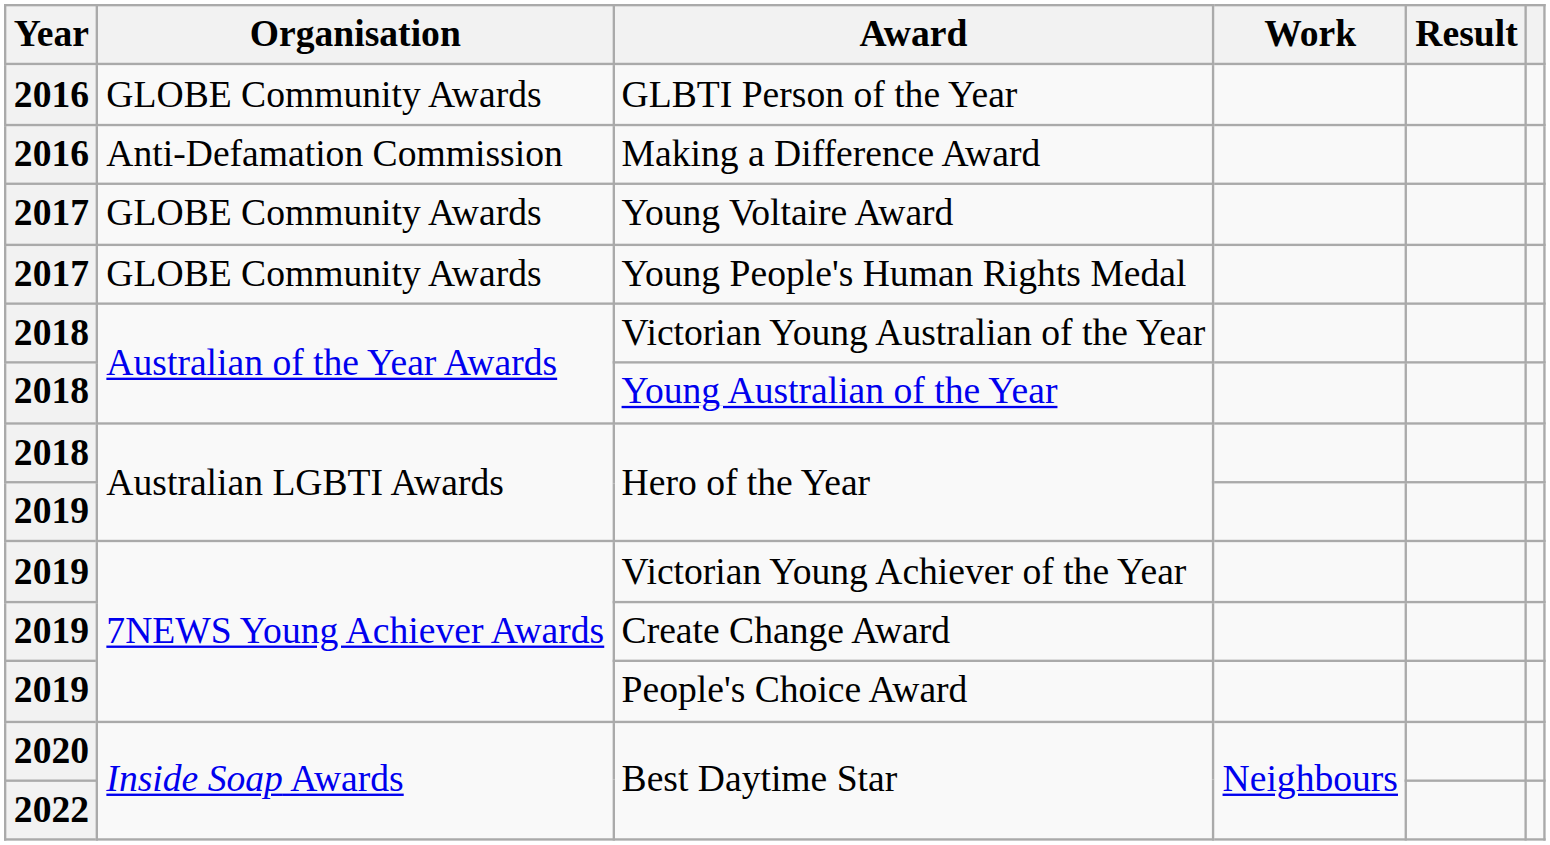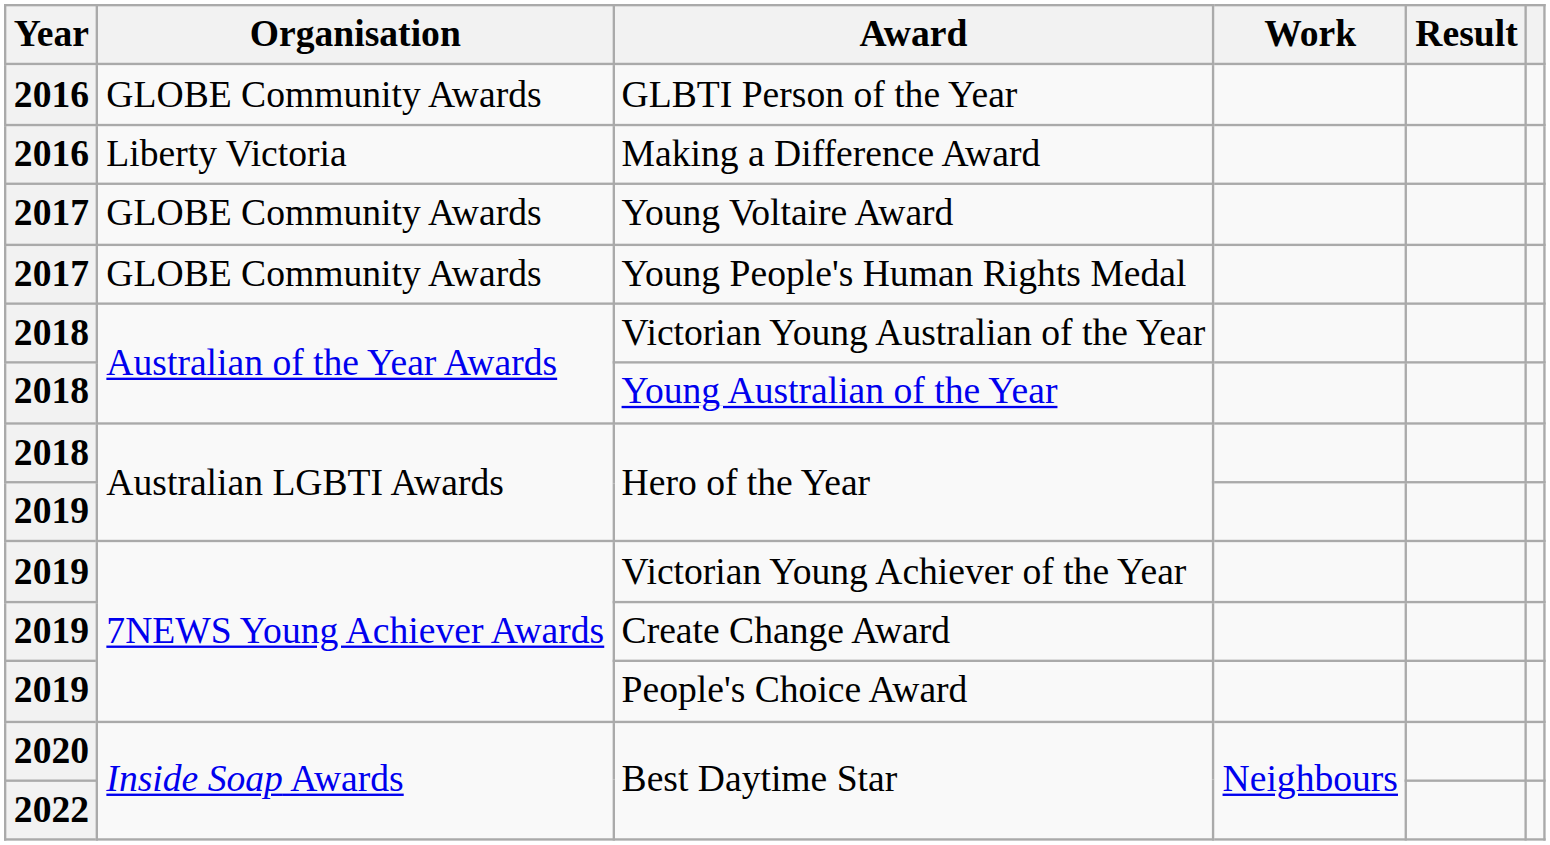(335, 153) Anti-Defamation Commission -> (227, 153) Liberty Victoria
